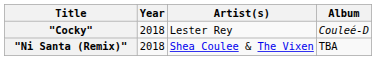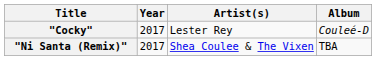(152, 30) 2018 -> (152, 30) 2017
(152, 47) 2018 -> (152, 47) 2017
